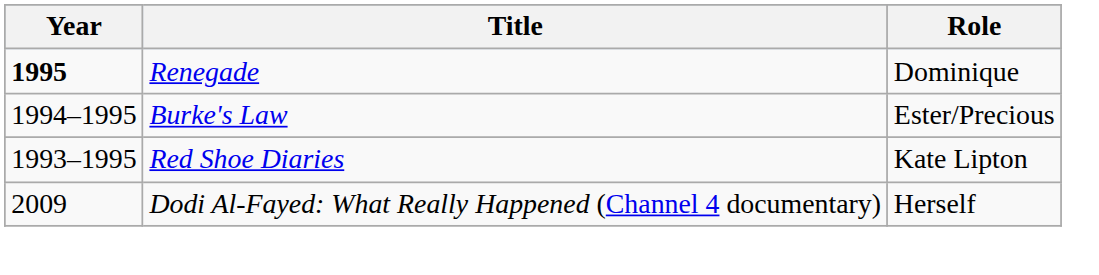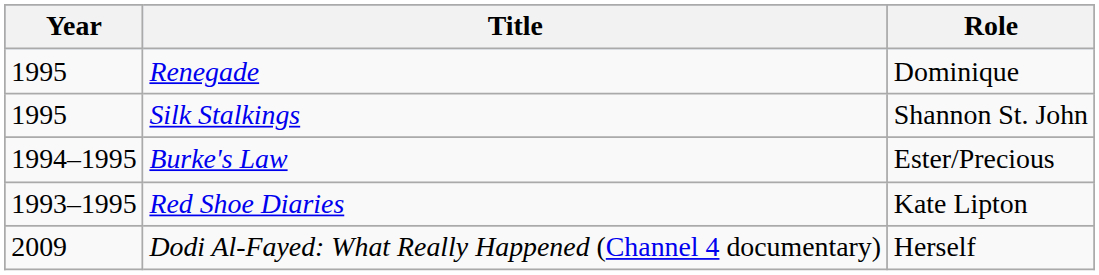(39, 70) bold -> (39, 70) normal
+ row: (225, 114)
